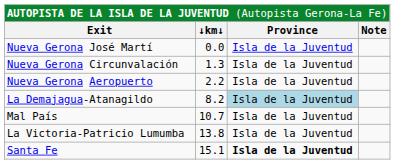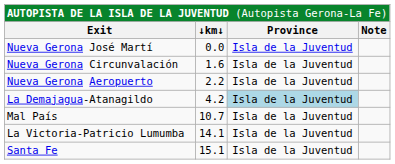(215, 64) 1.3 -> (215, 64) 1.6
(215, 99) 8.2 -> (215, 99) 4.2
(212, 133) 13.8 -> (212, 133) 14.1
(292, 150) bold -> (292, 150) normal
